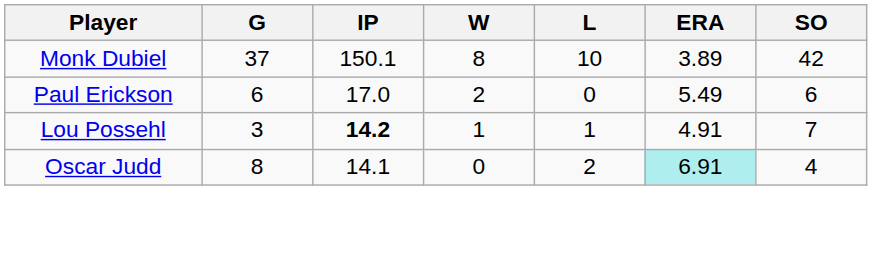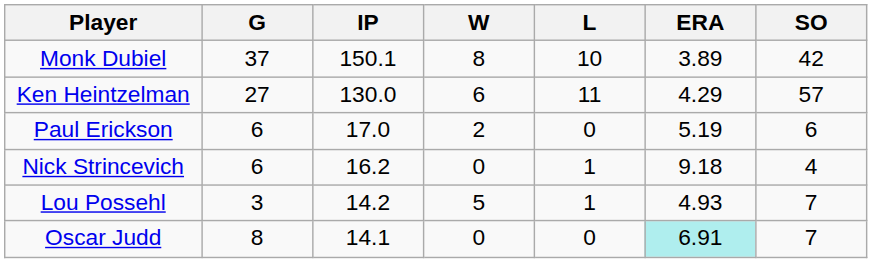+ row: (103, 94)
(700, 94) 5.49 -> (700, 130) 5.19
+ row: (103, 166)
(368, 130) bold -> (368, 202) normal
(479, 130) 1 -> (479, 202) 5
(700, 130) 4.91 -> (700, 202) 4.93
(590, 166) 2 -> (590, 238) 0
(811, 166) 4 -> (811, 238) 7
